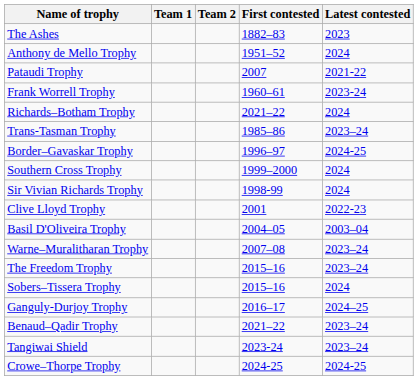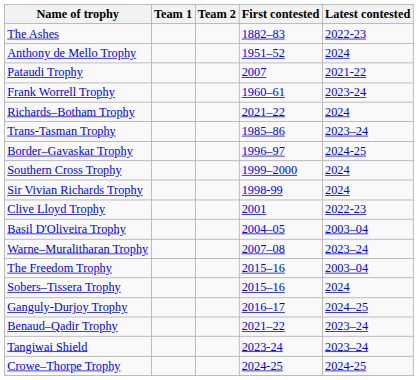(337, 33) 2023 -> (346, 33) 2022-23
(347, 268) 2023–24 -> (347, 268) 2003–04
